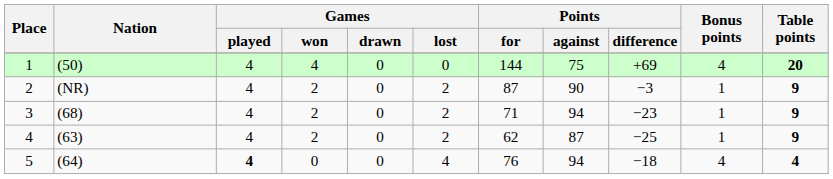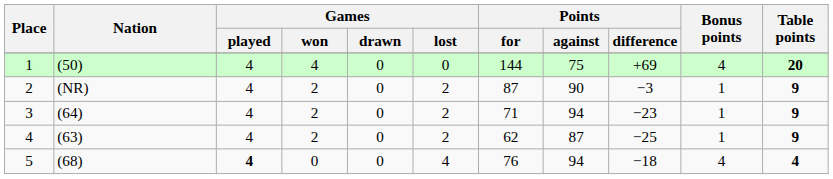(70, 112) (68) -> (70, 112) (64)
(70, 161) (64) -> (70, 161) (68)
